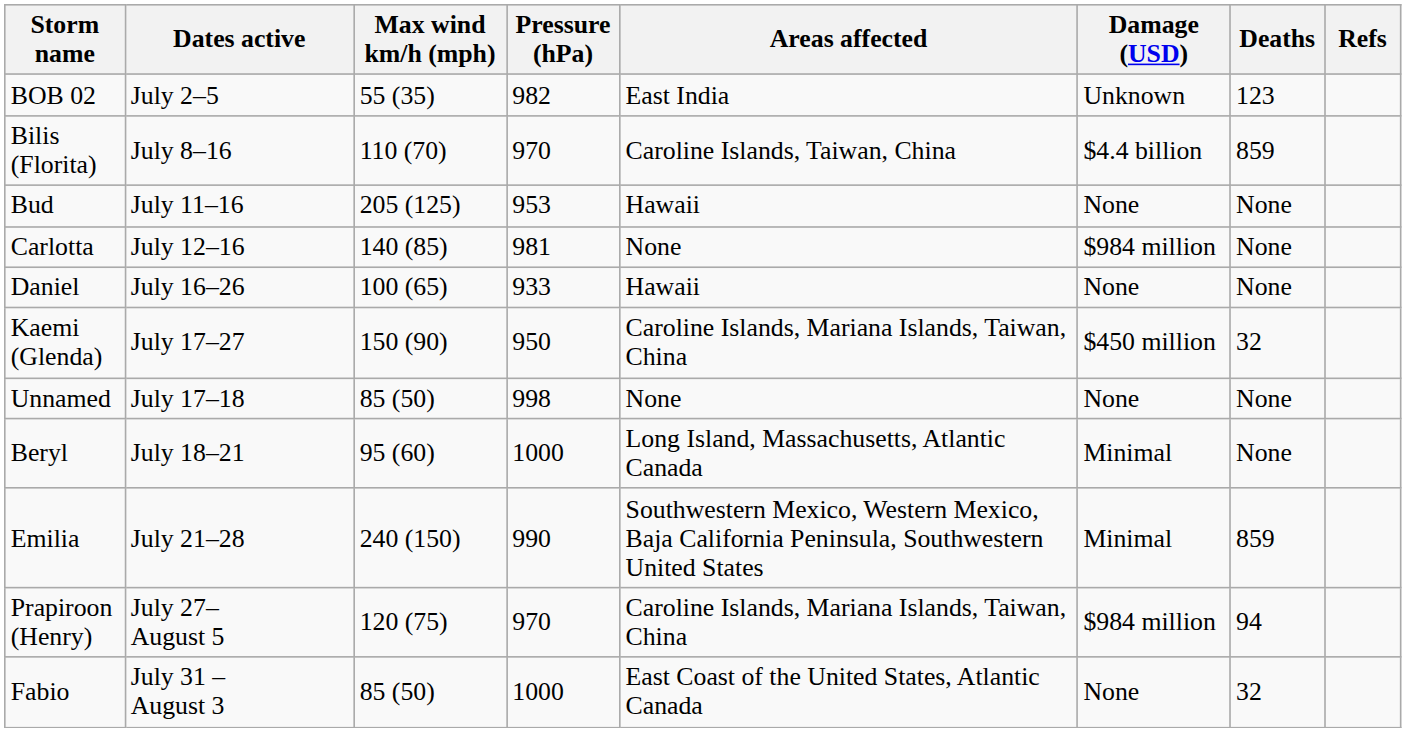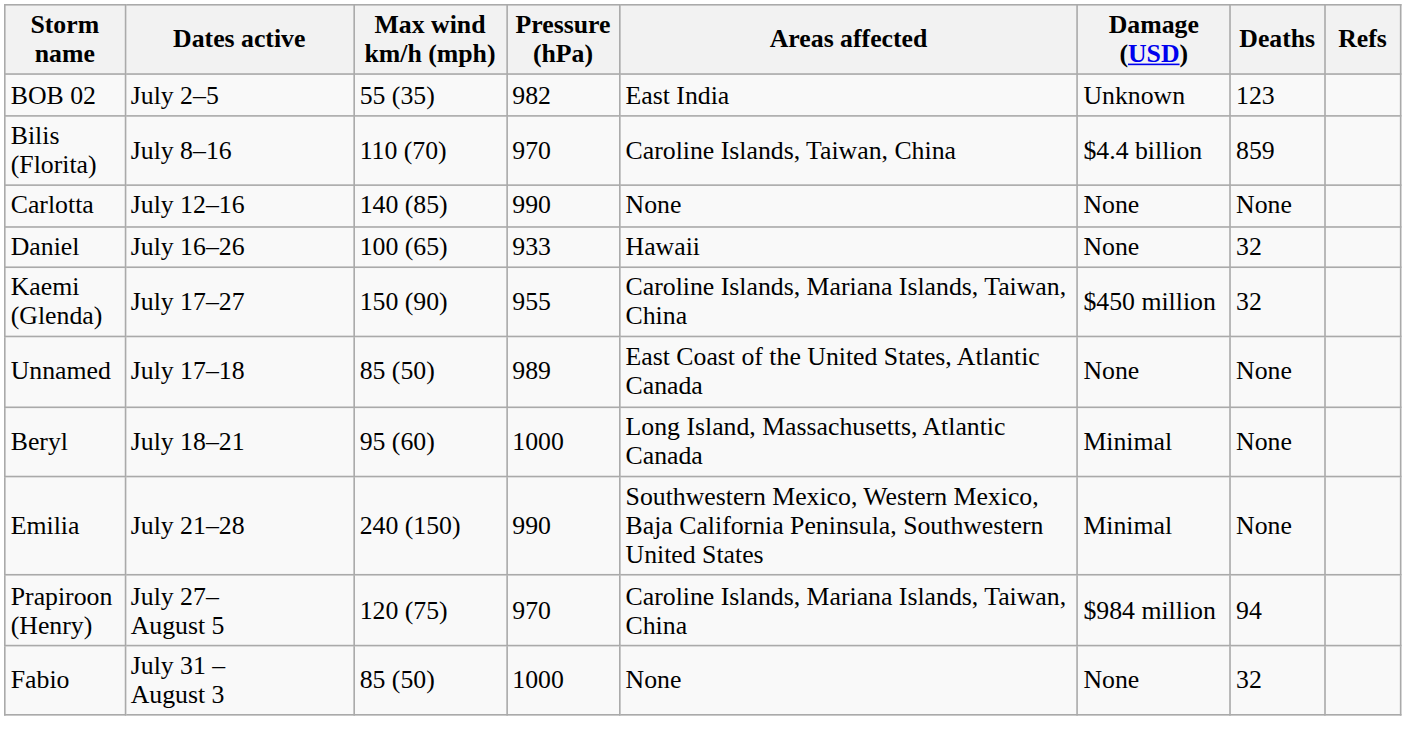- row: (32, 205)
(532, 246) 981 -> (532, 205) 990
(1150, 246) $984 million -> (1111, 205) None
(1264, 287) None -> (1249, 246) 32
(532, 342) 950 -> (532, 301) 955
(532, 397) 998 -> (532, 371) 989
(653, 397) None -> (833, 371) East Coast of the United States, Atlantic Canada
(1255, 537) 859 -> (1264, 525) None
(833, 691) East Coast of the United States, Atlantic Canada -> (653, 679) None
